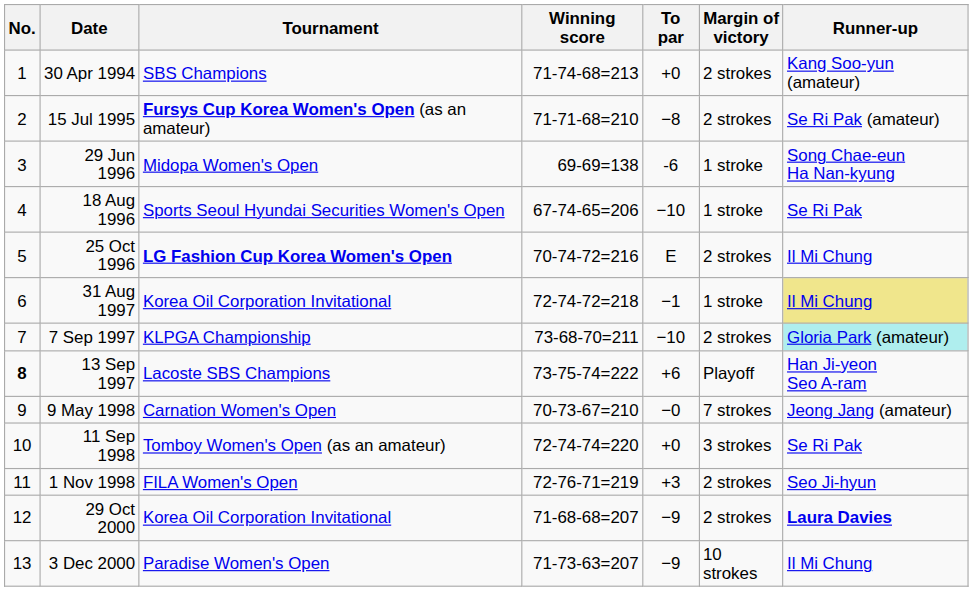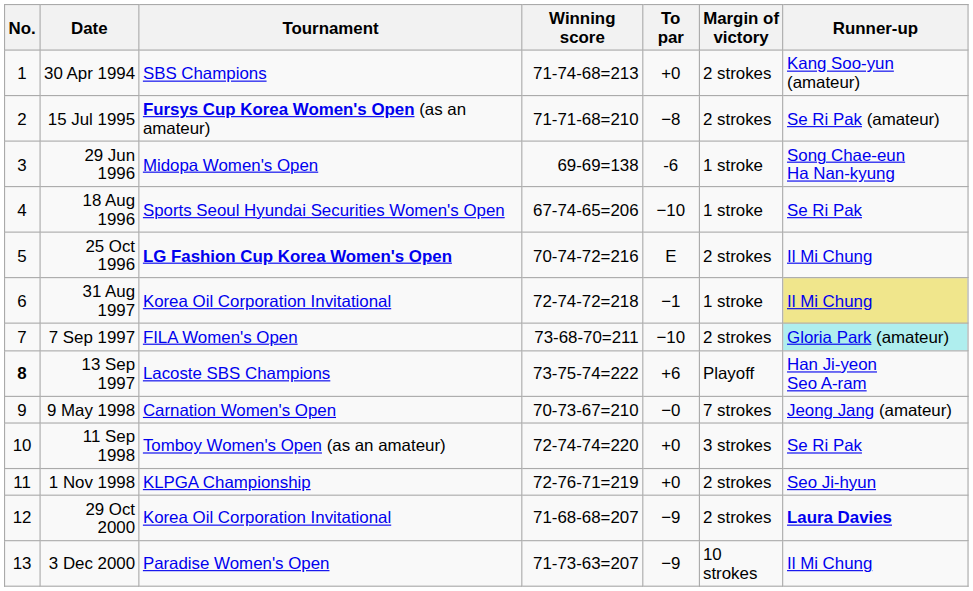(227, 337) KLPGA Championship -> (220, 337) FILA Women's Open
(220, 482) FILA Women's Open -> (227, 482) KLPGA Championship
(671, 482) +3 -> (671, 482) +0
